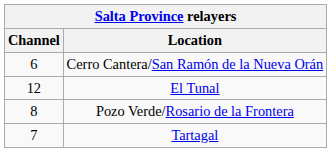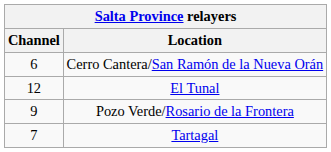(34, 111) 8 -> (34, 111) 9
